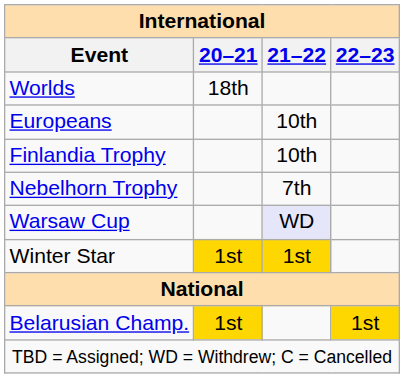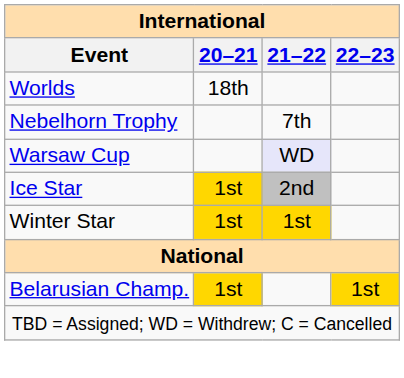- row: (61, 121)
- row: (88, 155)
+ row: (46, 188)
